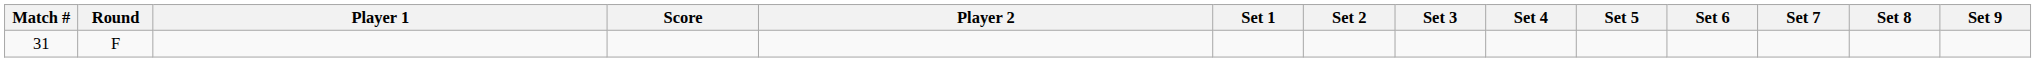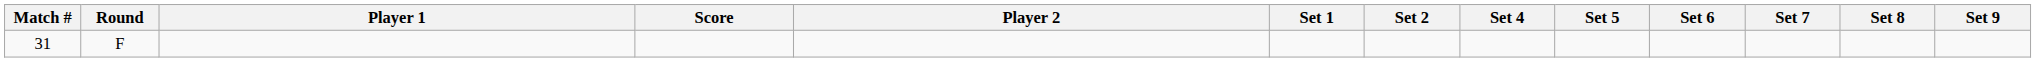- column: (1440, 17)
